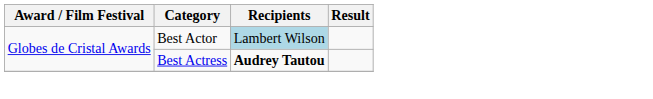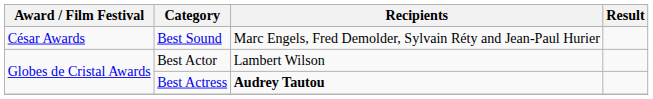+ row: (189, 37)
(279, 37) lightblue background -> (279, 60) no background
